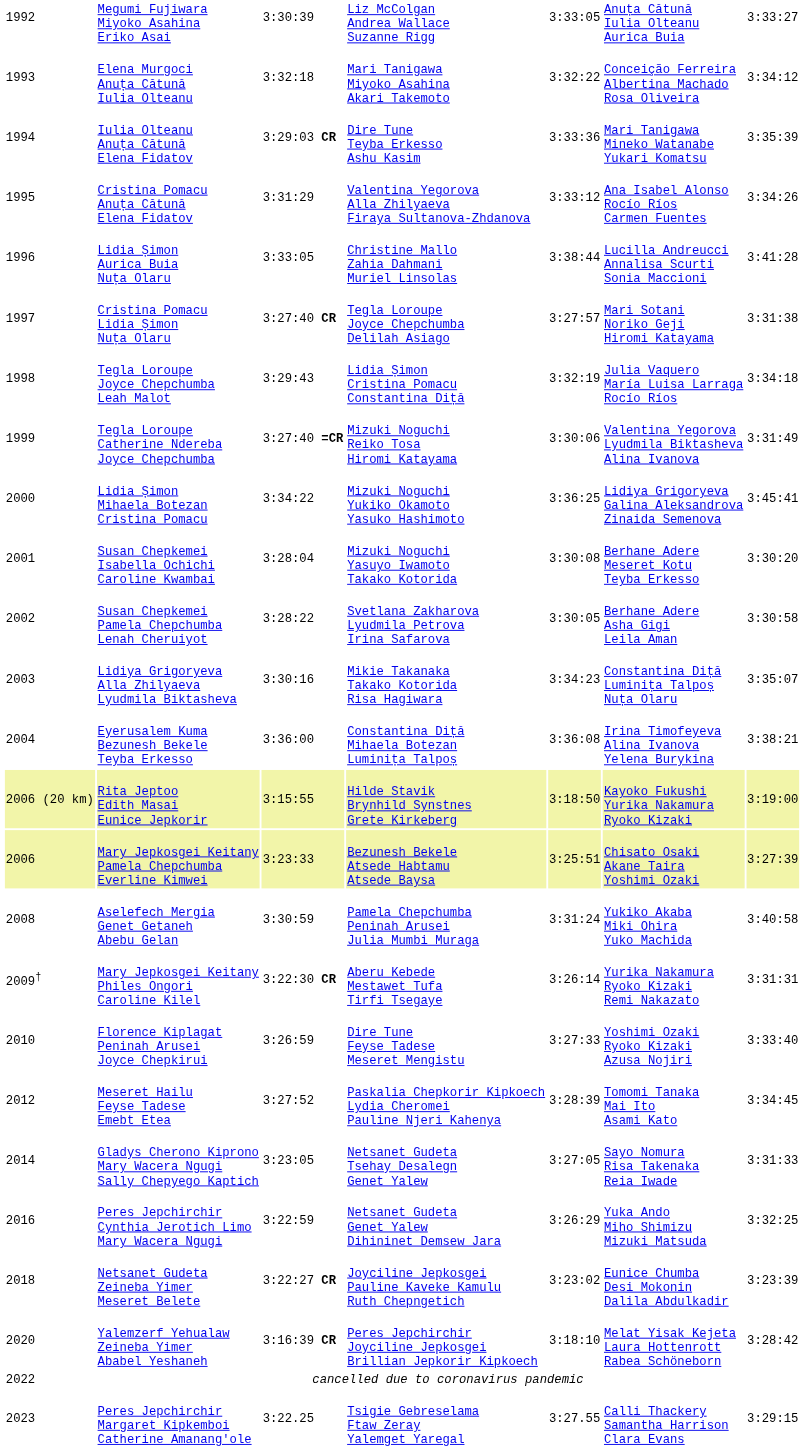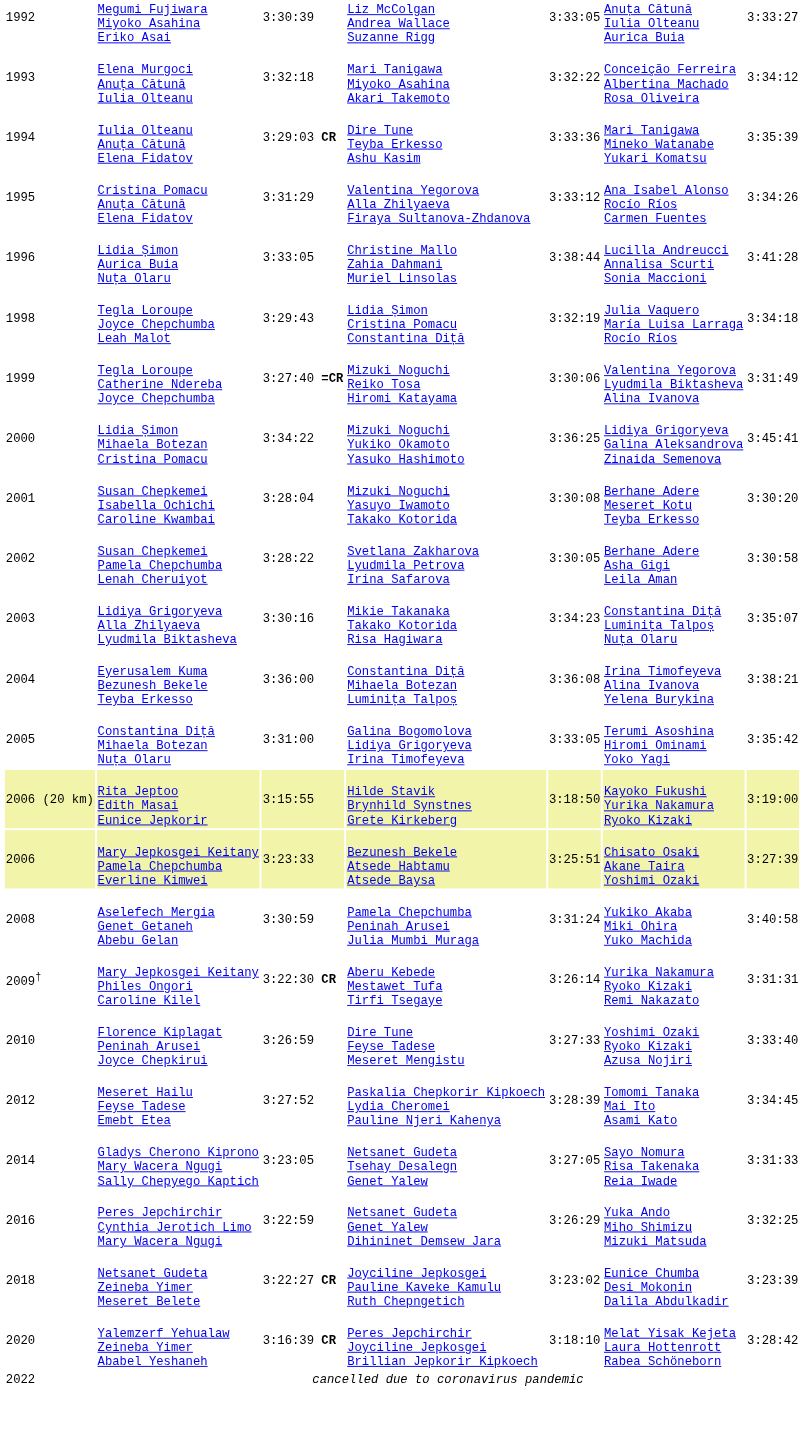- row: (153, 325)
+ row: (156, 746)
- row: (175, 1426)
